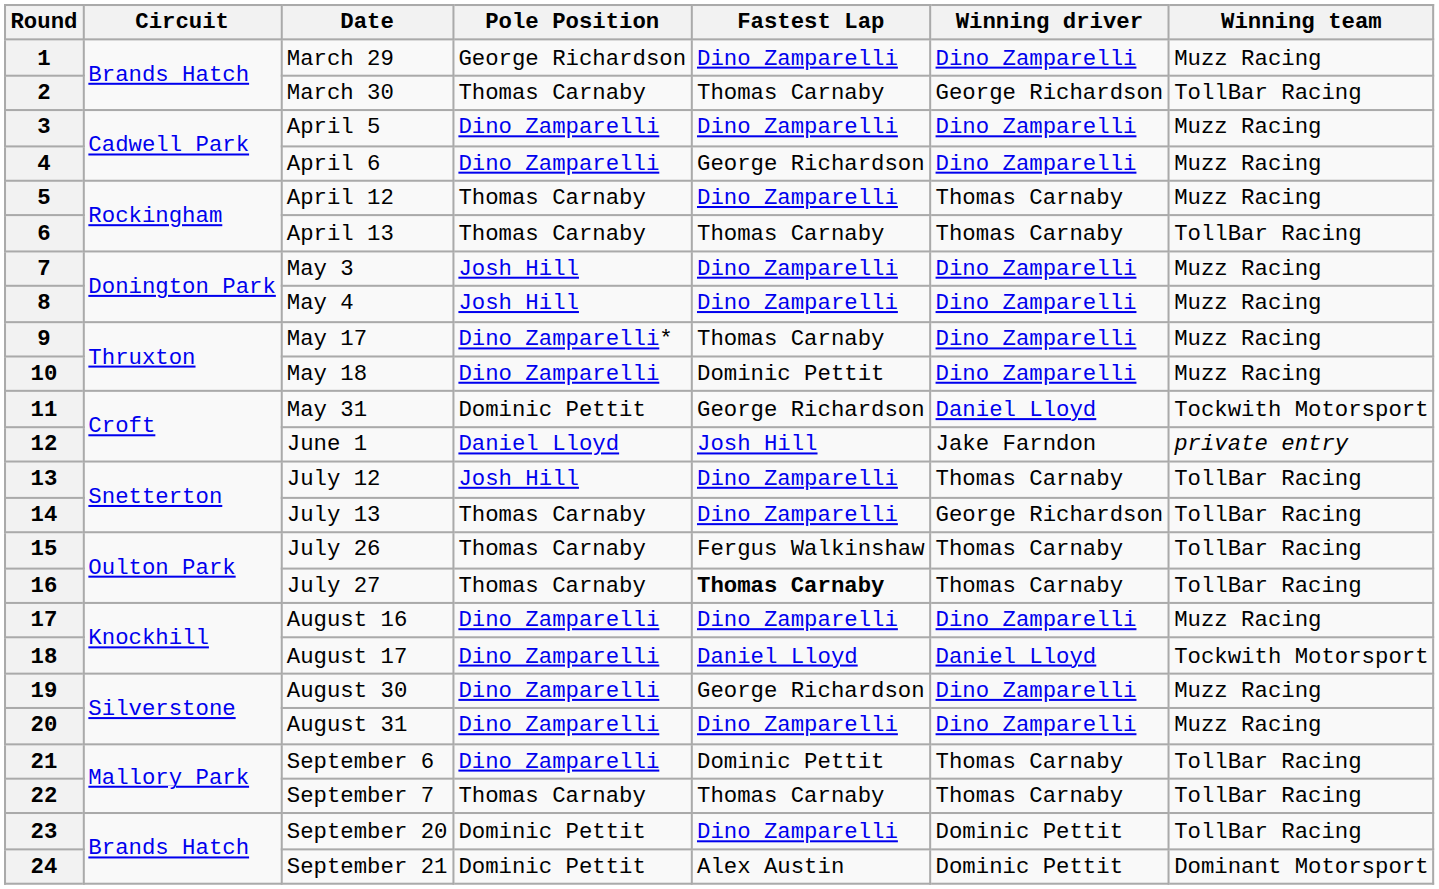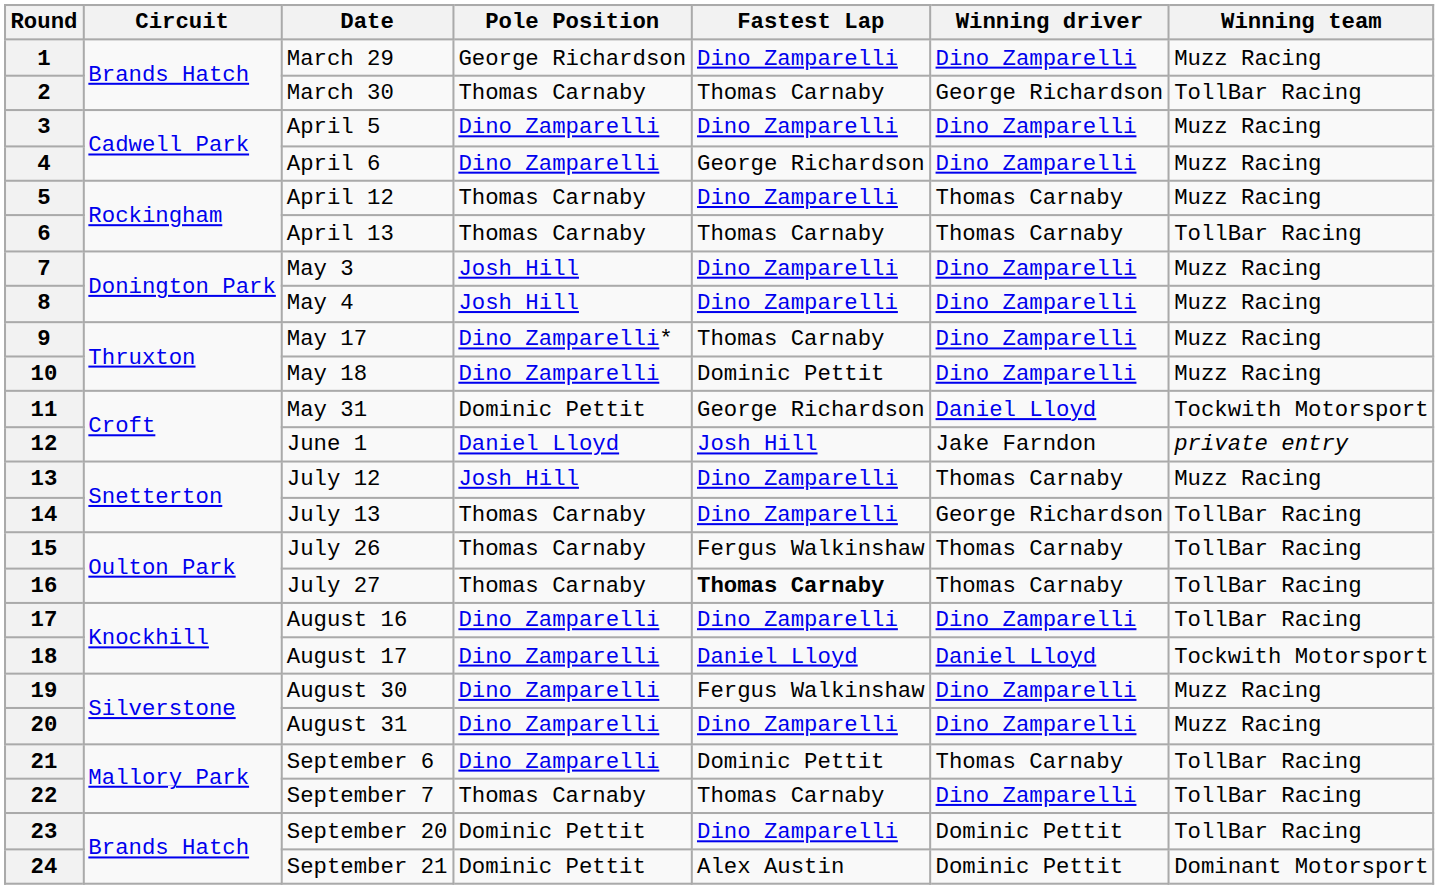(1268, 480) TollBar Racing -> (1248, 480) Muzz Racing
(1248, 620) Muzz Racing -> (1268, 620) TollBar Racing
(811, 691) George Richardson -> (811, 691) Fergus Walkinshaw
(1029, 796) Thomas Carnaby -> (1036, 796) Dino Zamparelli
